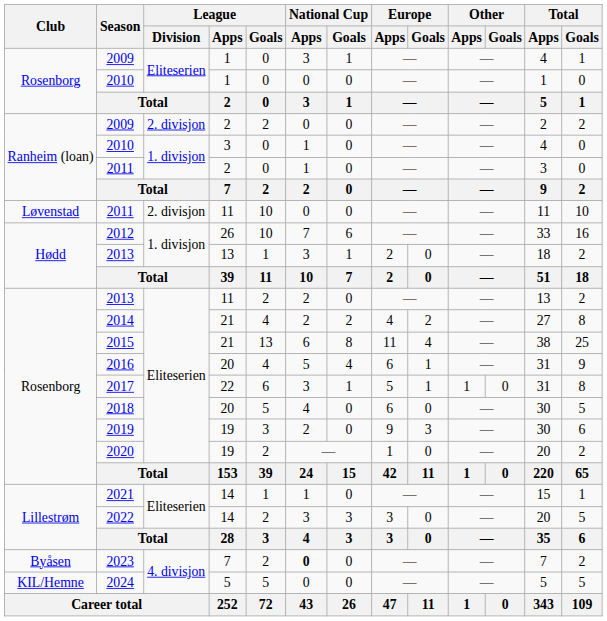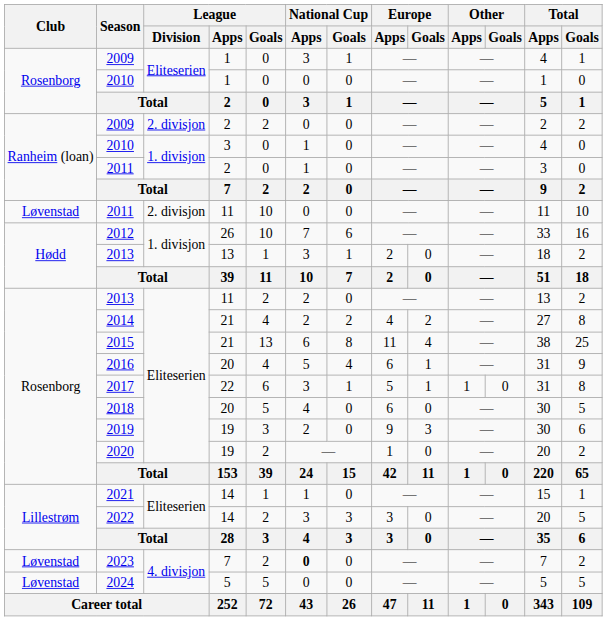(51, 560) Byåsen -> (51, 560) Løvenstad
(51, 582) KIL/Hemne -> (51, 582) Løvenstad
